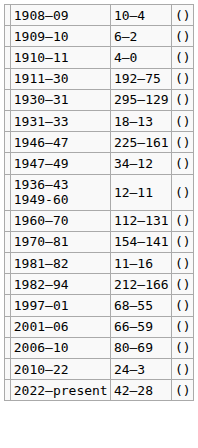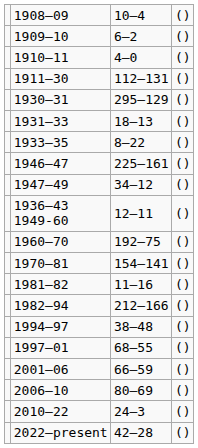(137, 79) 192–75 -> (141, 79) 112–131
+ row: (41, 142)
(141, 221) 112–131 -> (137, 242) 192–75
+ row: (41, 327)
